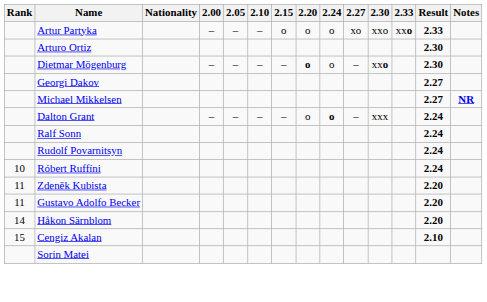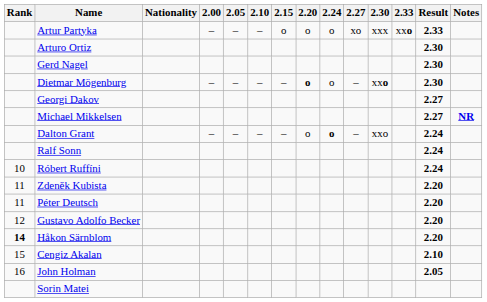(380, 30) xxo -> (380, 30) xxx
+ row: (62, 64)
(380, 116) xxx -> (380, 133) xxo
- row: (80, 151)
+ row: (68, 202)
(20, 202) 11 -> (20, 220) 12
(20, 220) normal -> (20, 237) bold
+ row: (66, 271)
